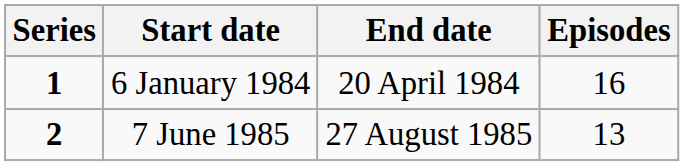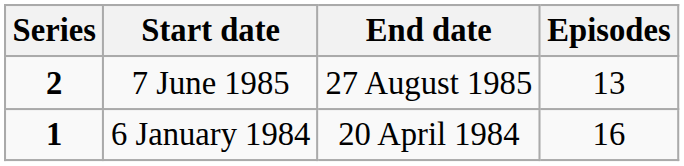rows swapped: (211, 82) <-> (211, 133)
